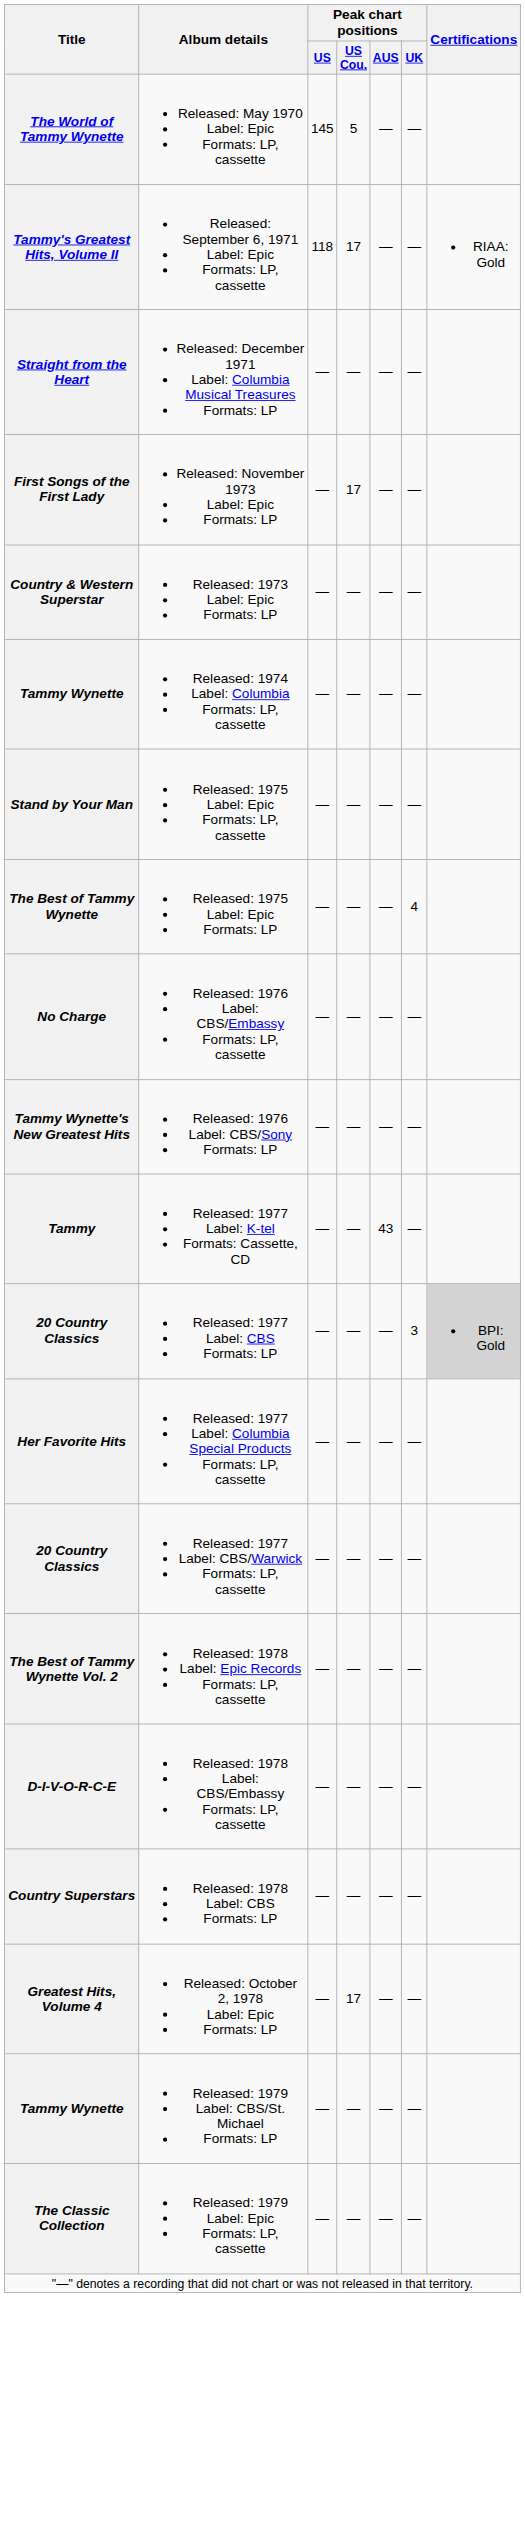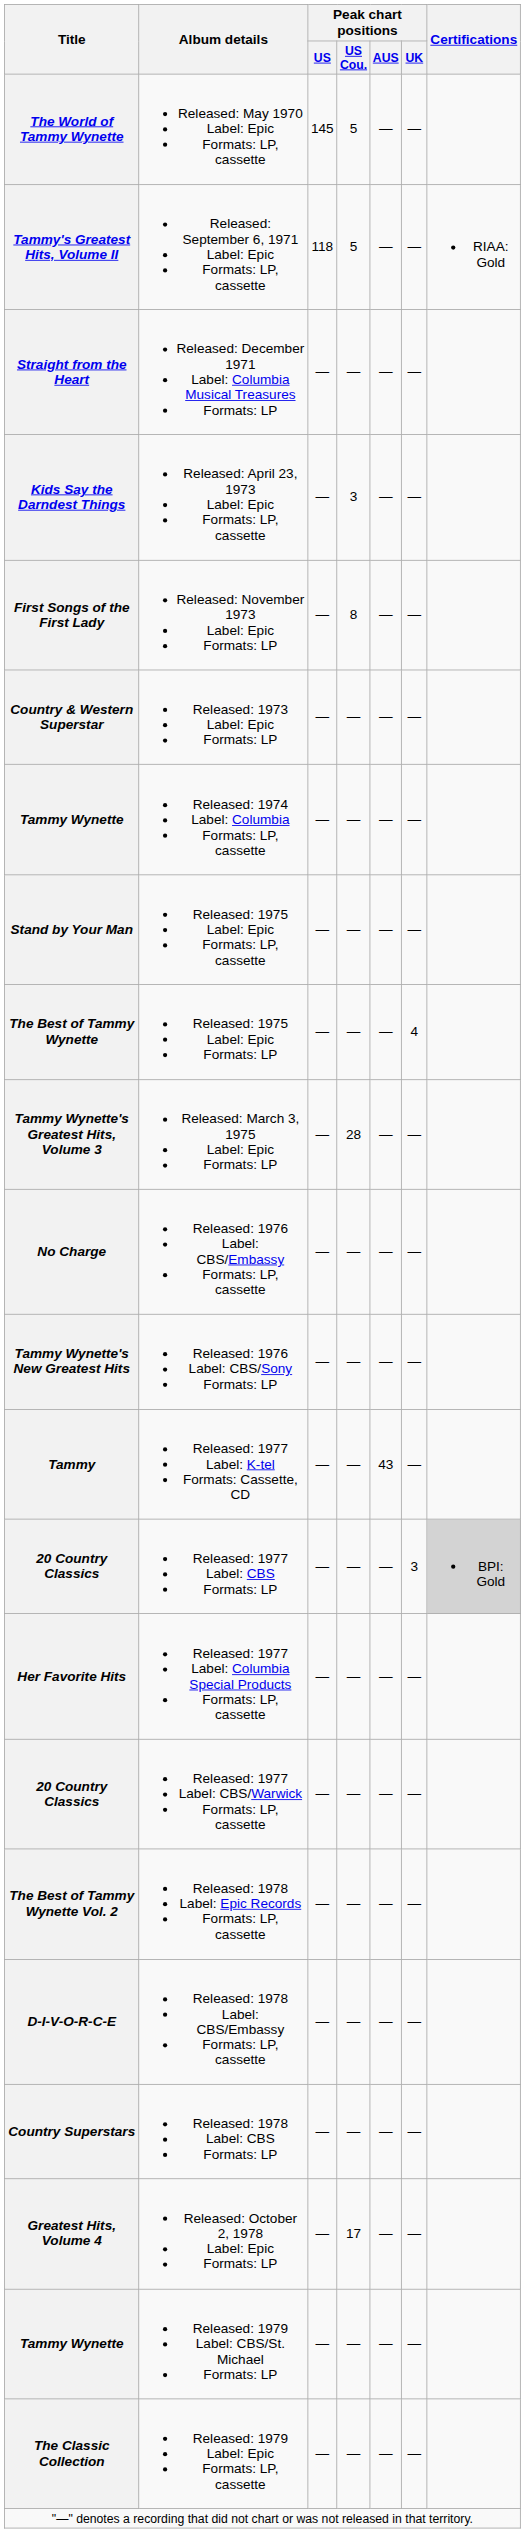(353, 246) 17 -> (353, 246) 5
+ row: (72, 497)
(353, 489) 17 -> (353, 615) 8
+ row: (72, 1134)
